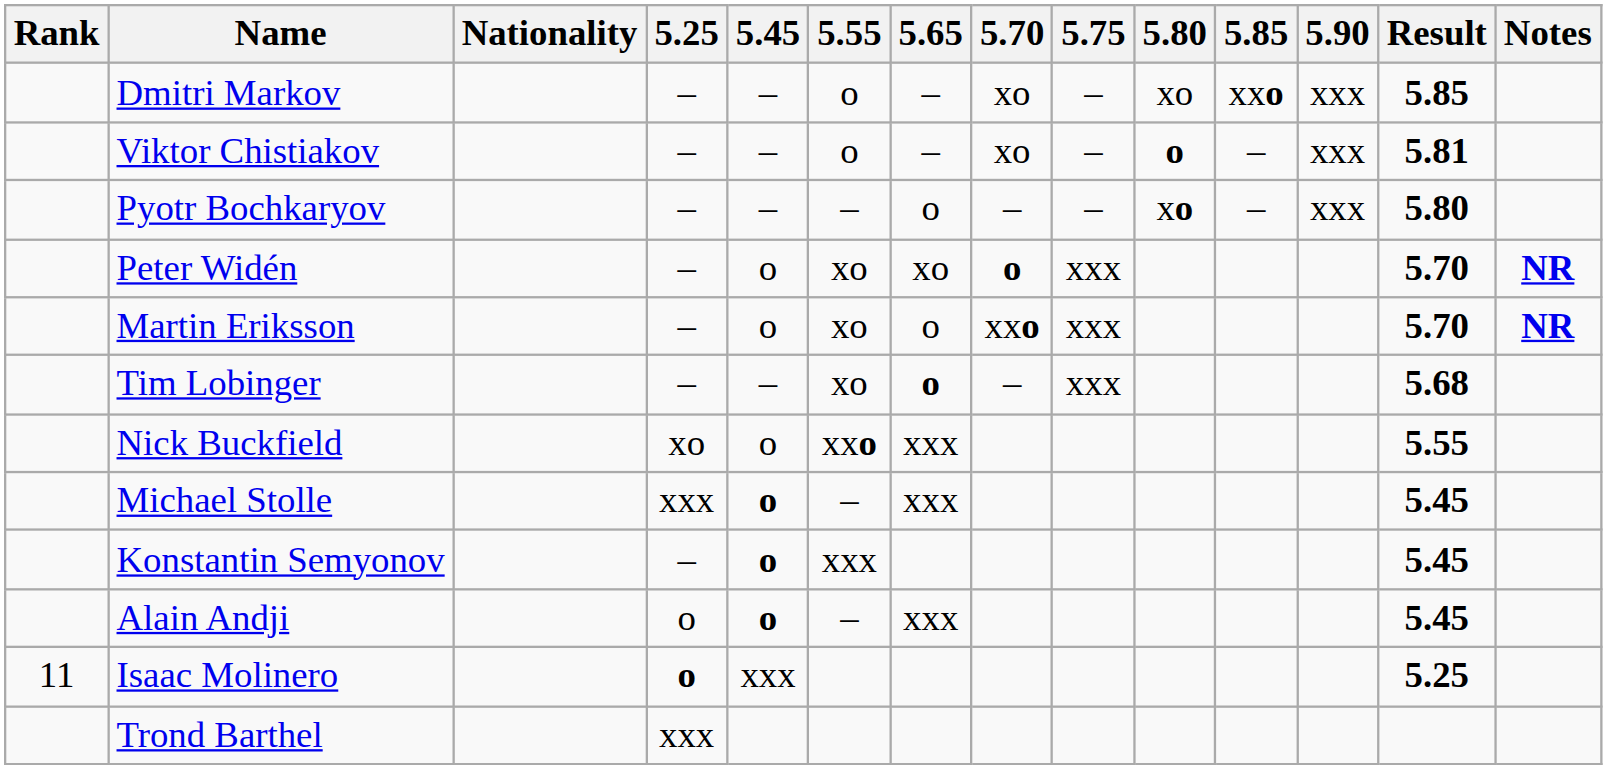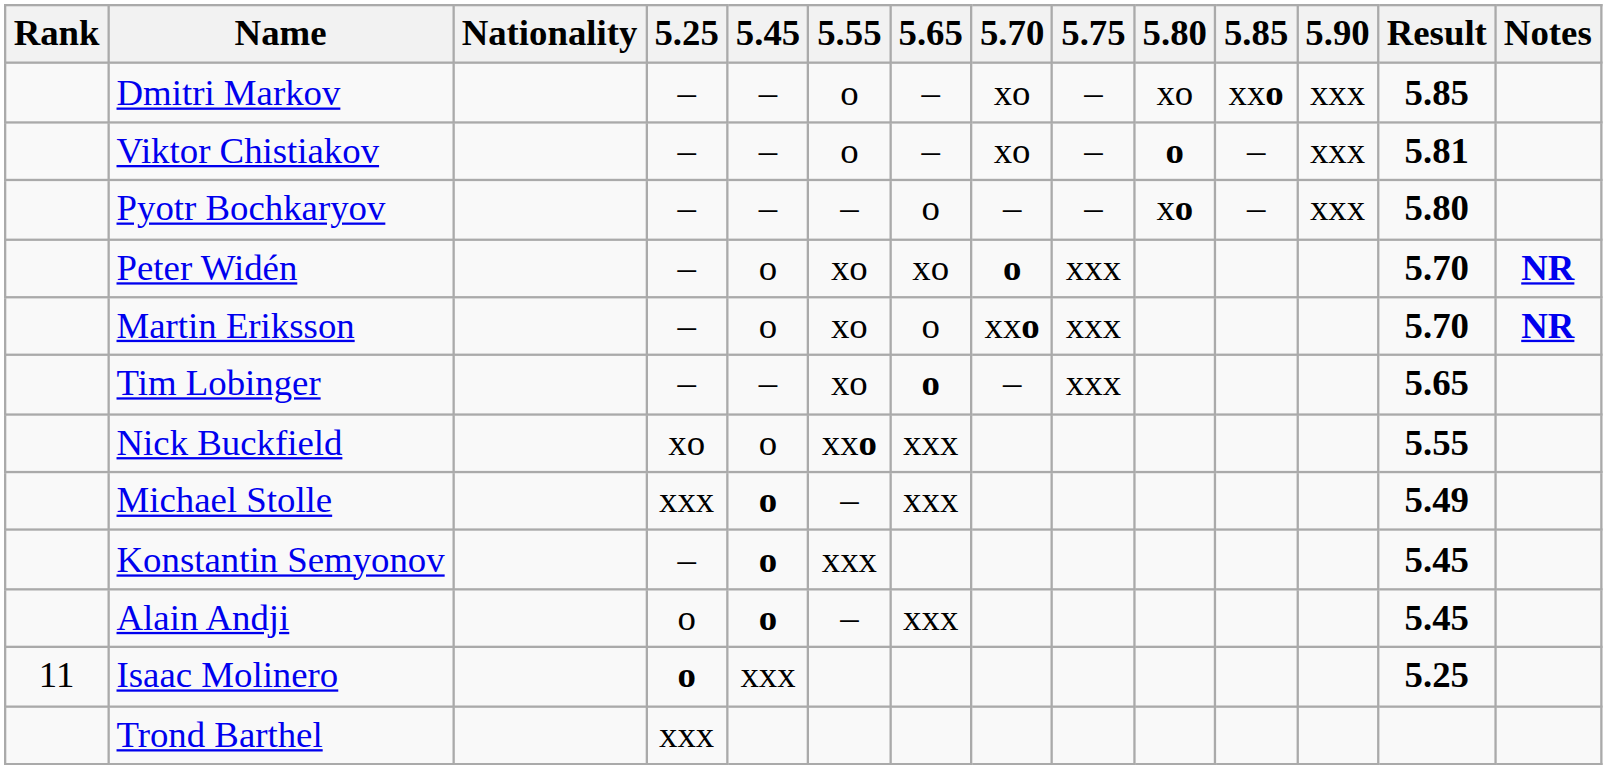(1437, 383) 5.68 -> (1437, 383) 5.65
(1437, 500) 5.45 -> (1437, 500) 5.49
